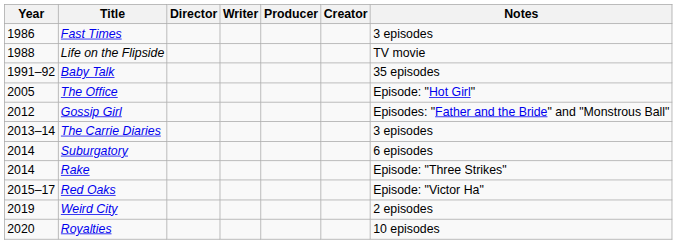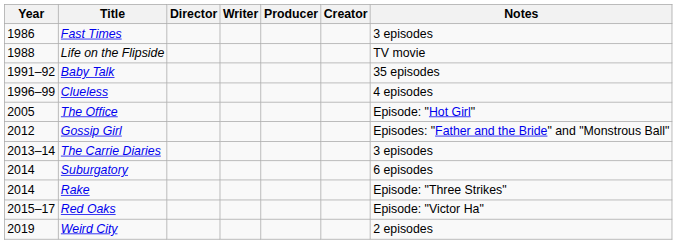+ row: (84, 92)
- row: (86, 229)
